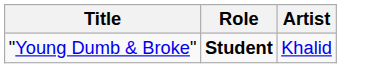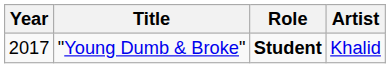+ column: (29, 18)
